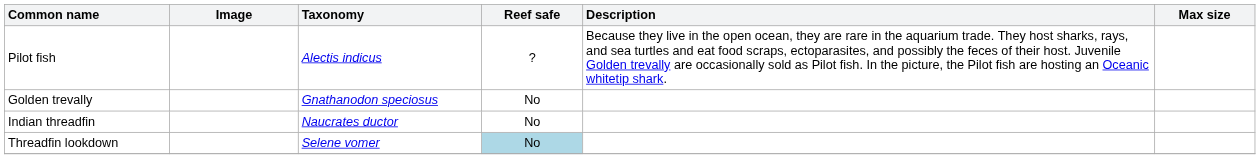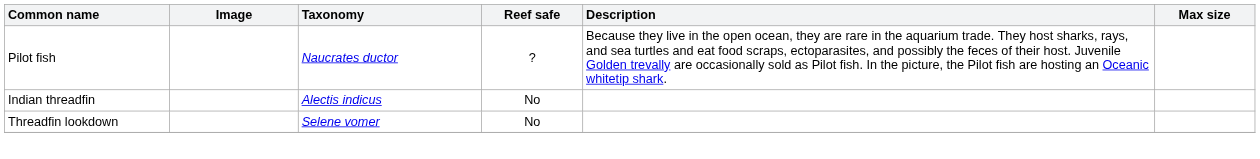(342, 57) Alectis indicus -> (350, 57) Naucrates ductor
- row: (50, 100)
(350, 121) Naucrates ductor -> (342, 100) Alectis indicus
(532, 143) lightblue background -> (532, 121) no background
